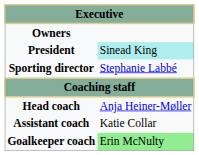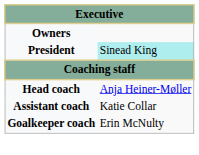- row: (51, 68)
(132, 141) lightgreen background -> (132, 123) no background
